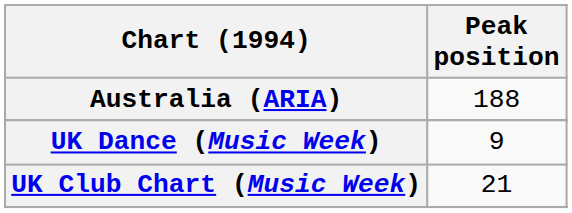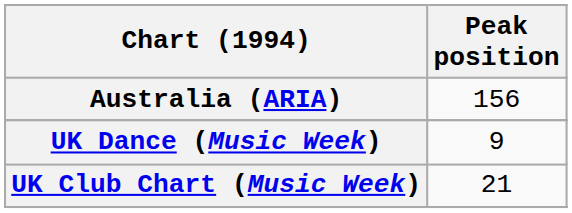(497, 100) 188 -> (497, 100) 156
